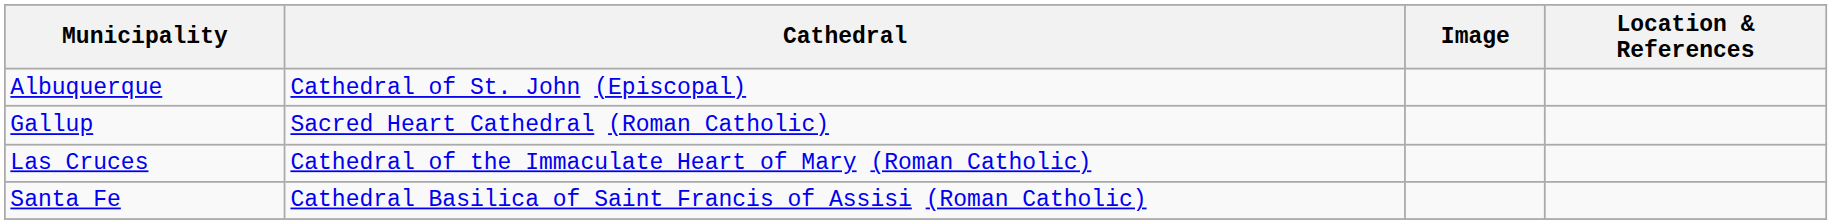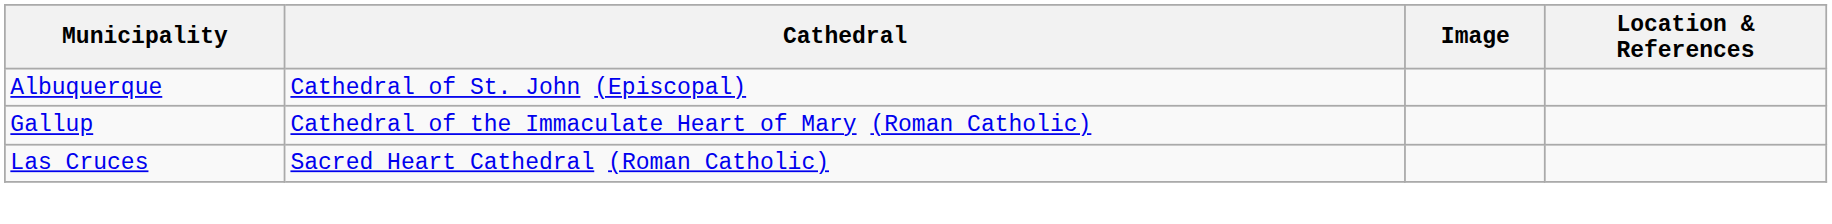(560, 125) Sacred Heart Cathedral (Roman Catholic) -> (691, 125) Cathedral of the Immaculate Heart of Mary (Roman Catholic)
(691, 163) Cathedral of the Immaculate Heart of Mary (Roman Catholic) -> (560, 163) Sacred Heart Cathedral (Roman Catholic)
- row: (66, 200)
